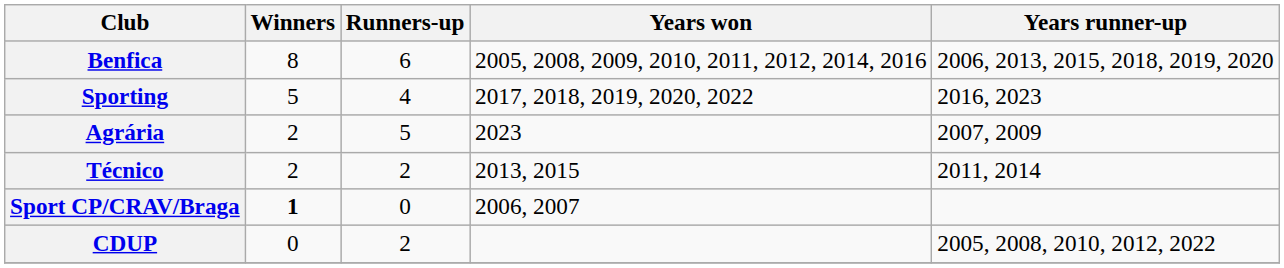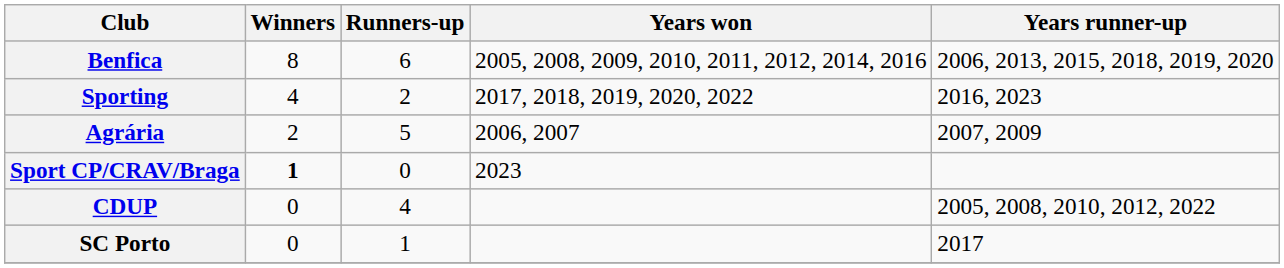(293, 96) 5 -> (293, 96) 4
(405, 96) 4 -> (405, 96) 2
(498, 133) 2023 -> (527, 133) 2006, 2007
- row: (125, 170)
(527, 206) 2006, 2007 -> (498, 170) 2023
(405, 243) 2 -> (405, 206) 4
+ row: (125, 243)
